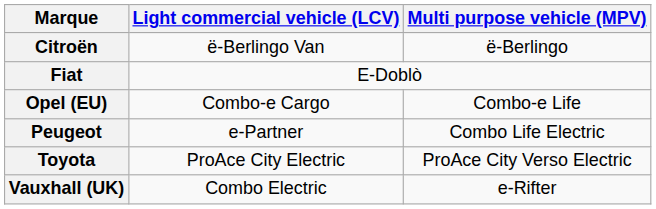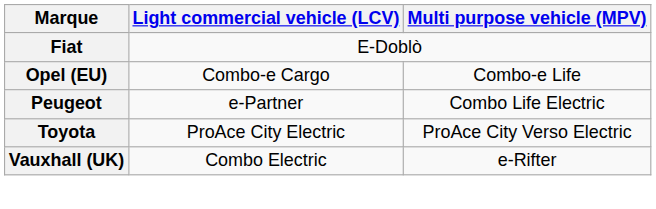- row: (66, 47)
